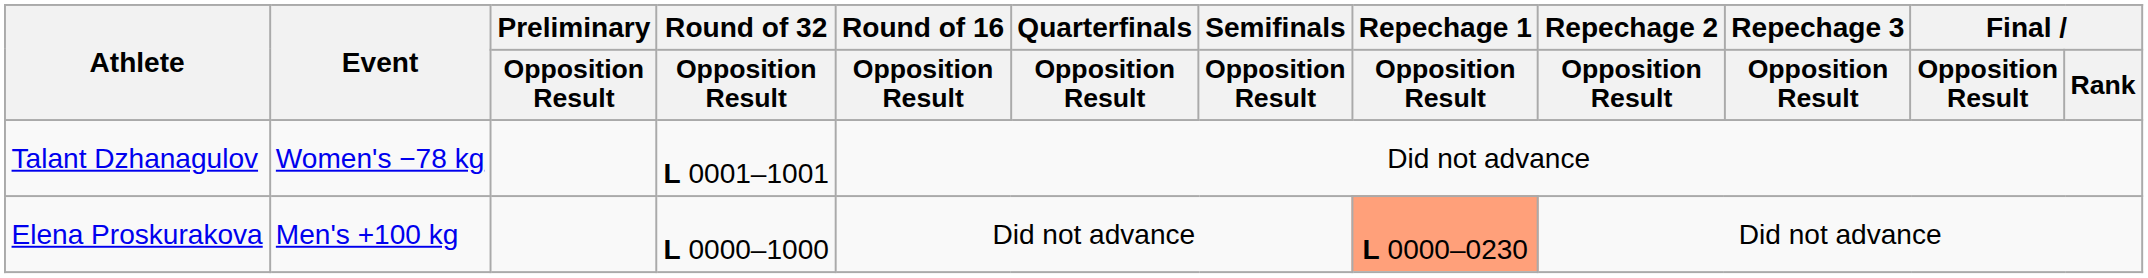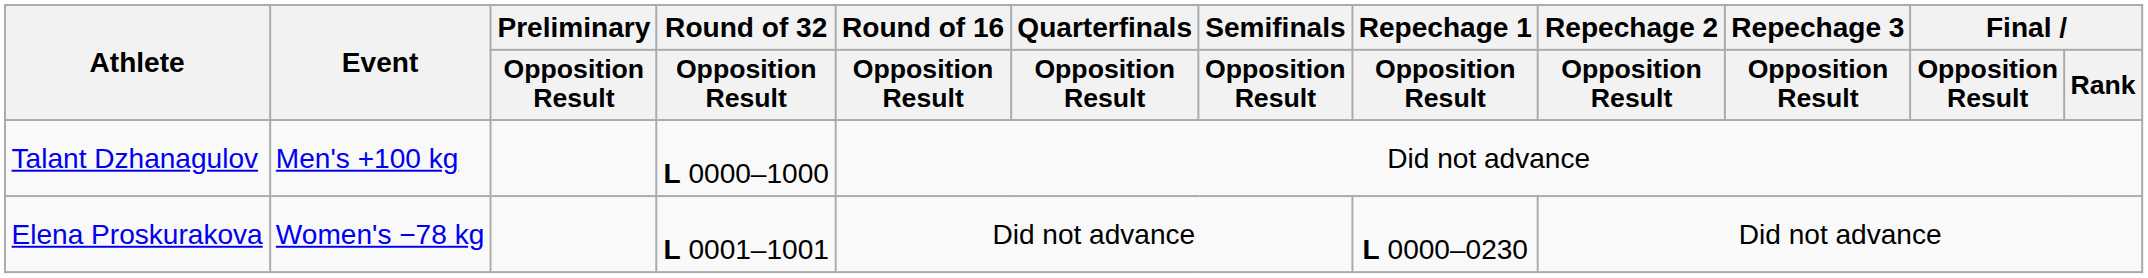(380, 159) Women's −78 kg -> (367, 159) Men's +100 kg
(746, 174) L 0001–1001 -> (746, 174) L 0000–1000
(367, 234) Men's +100 kg -> (380, 234) Women's −78 kg
(746, 250) L 0000–1000 -> (746, 250) L 0001–1001
(1445, 250) lightsalmon background -> (1445, 250) no background
